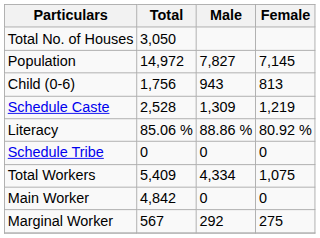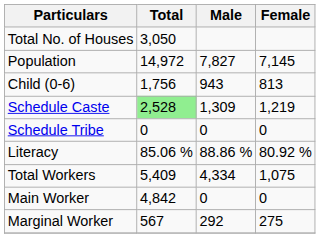(158, 107) no background -> (158, 107) lightgreen background
rows swapped: (56, 152) <-> (33, 130)
